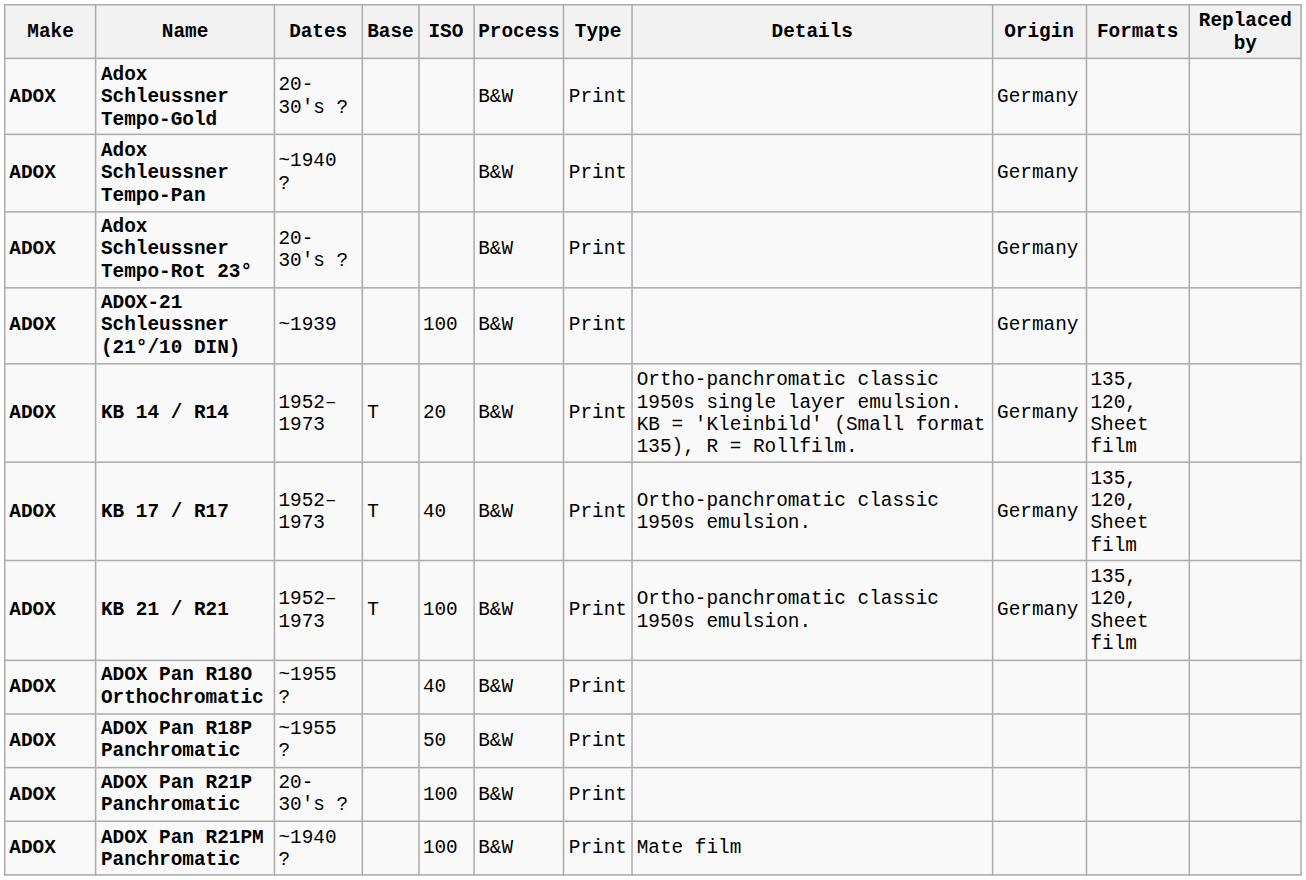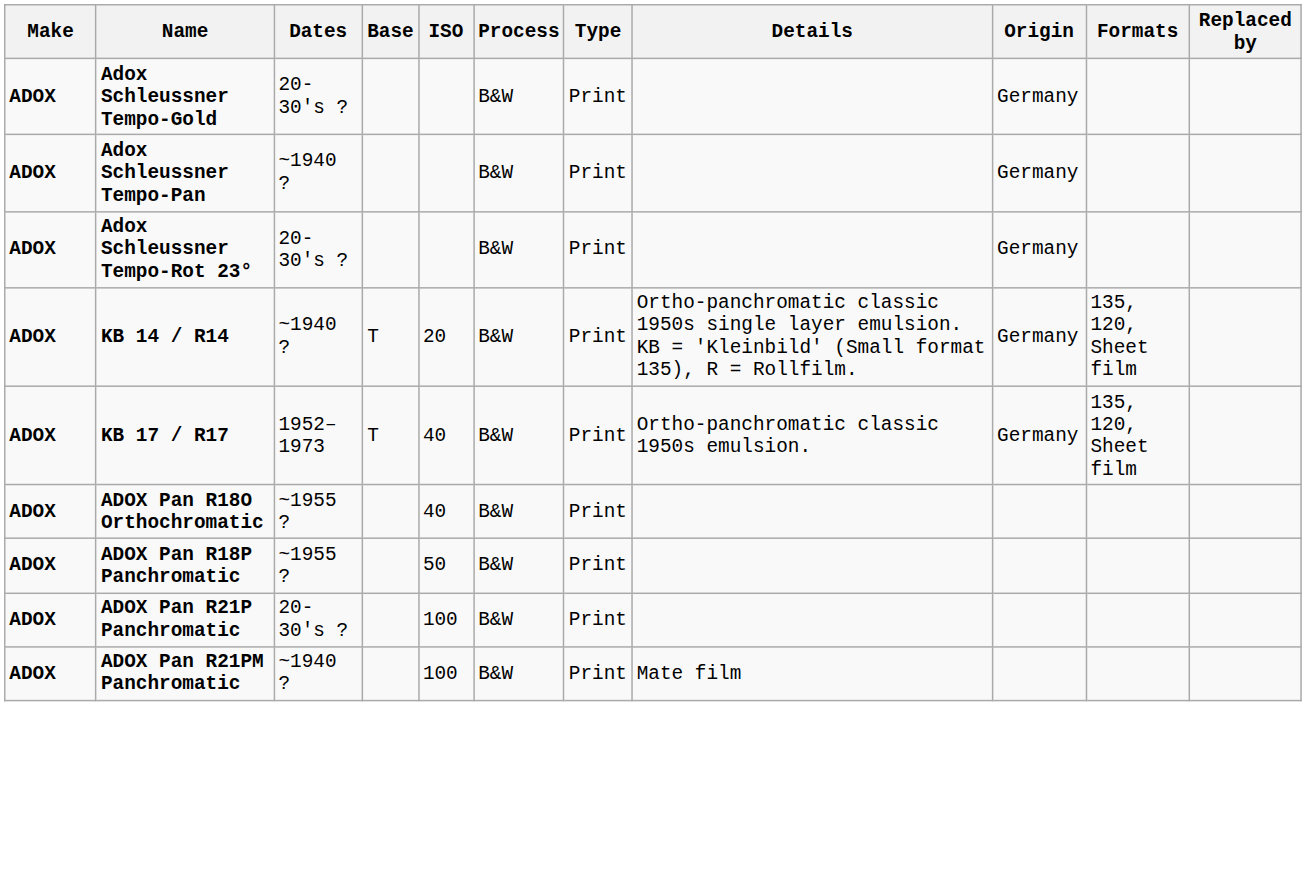- row: (171, 326)
(308, 413) 1952–1973 -> (308, 337) ~1940 ?
- row: (165, 610)
